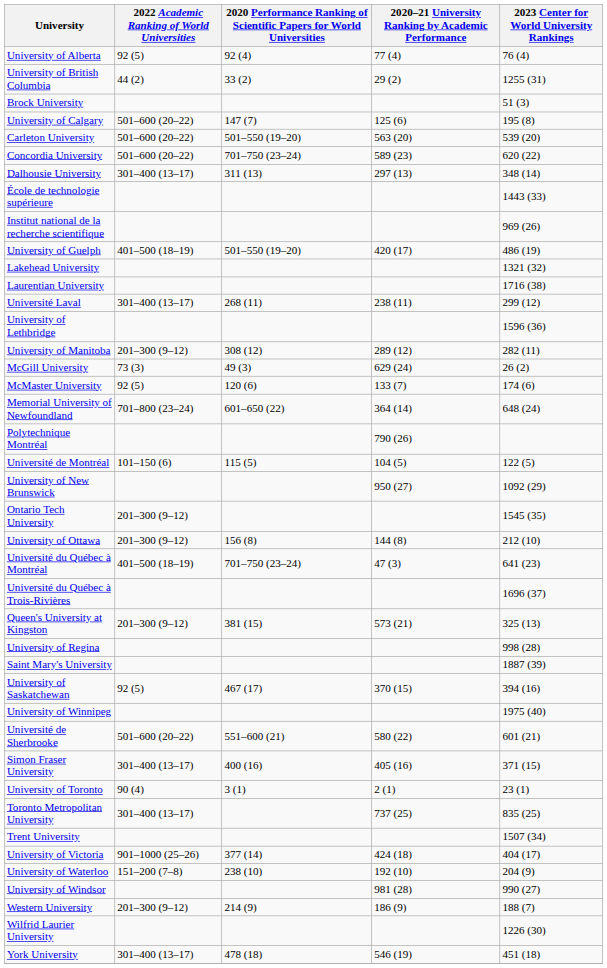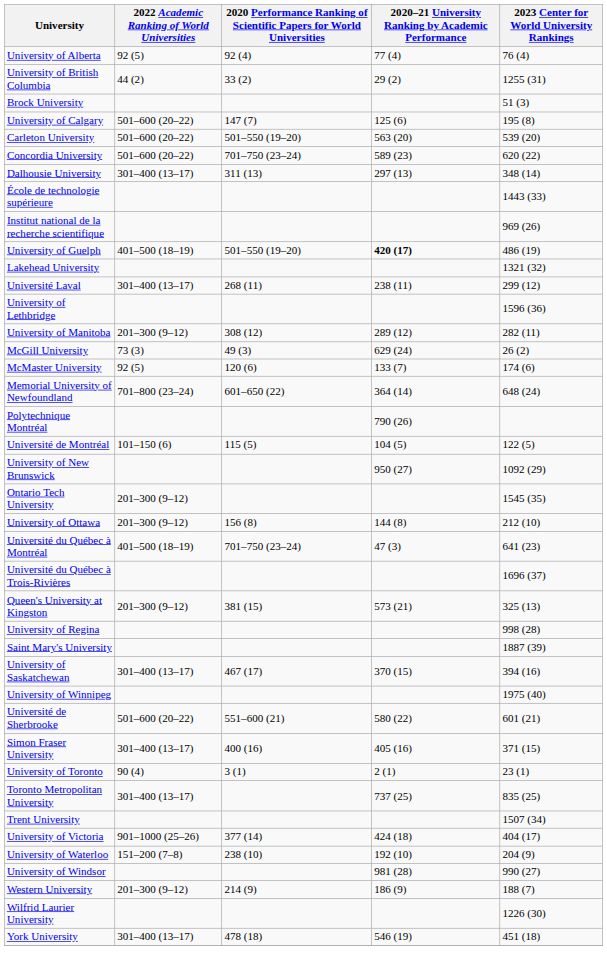(393, 250) normal -> (393, 250) bold
- row: (55, 285)
(130, 688) 92 (5) -> (155, 671) 301–400 (13–17)
